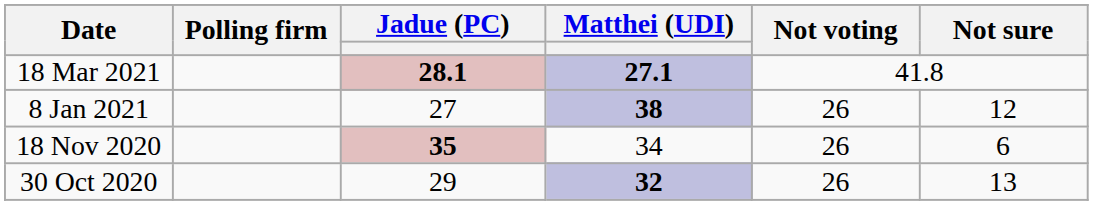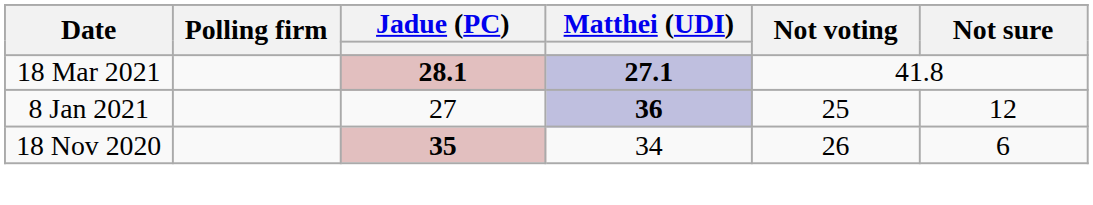(649, 109) 38 -> (649, 109) 36
(836, 109) 26 -> (836, 109) 25
- row: (89, 181)
